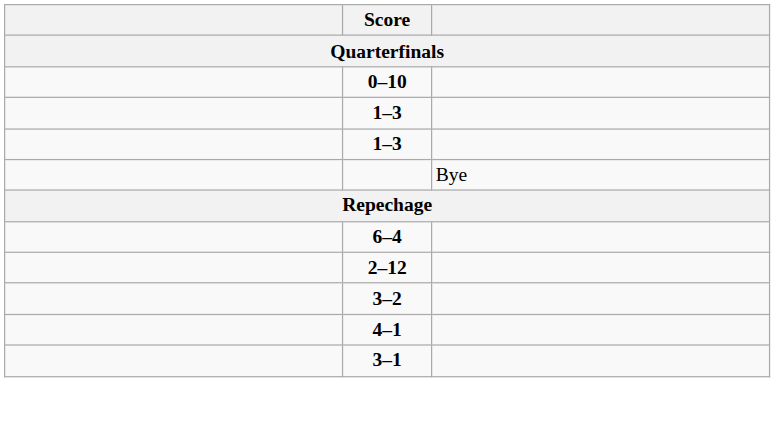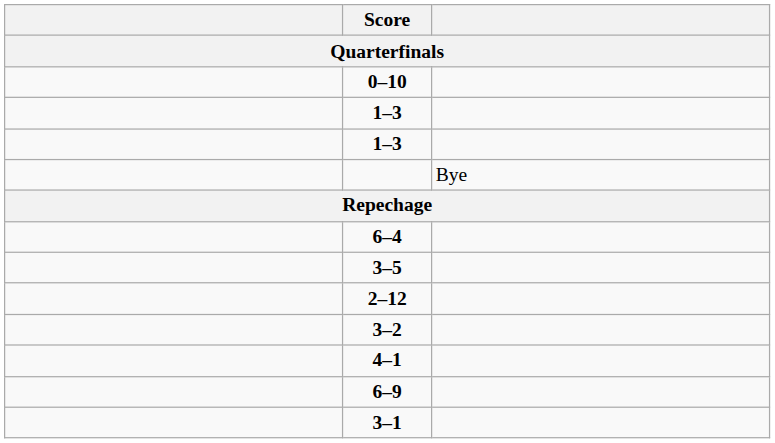+ row: (387, 267)
+ row: (387, 391)
